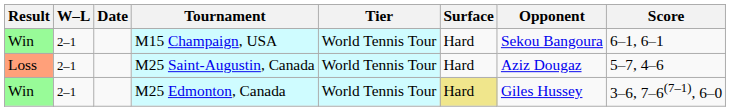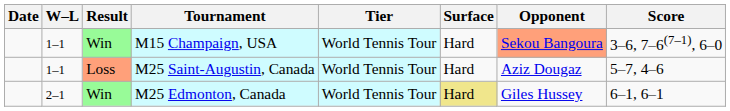columns swapped: (29, 16) <-> (113, 16)
(67, 42) 2–1 -> (55, 44) 1–1
(552, 41) no background -> (552, 43) lightsalmon background
(637, 41) 6–1, 6–1 -> (666, 43) 3–6, 7–6(7–1), 6–0
(67, 66) 2–1 -> (55, 70) 1–1
(666, 91) 3–6, 7–6(7–1), 6–0 -> (637, 93) 6–1, 6–1
